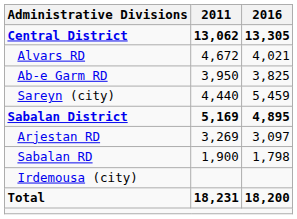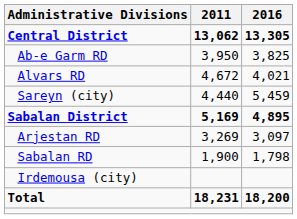rows swapped: (63, 76) <-> (51, 55)
